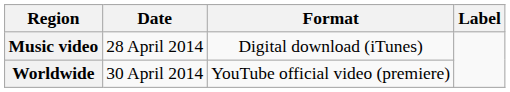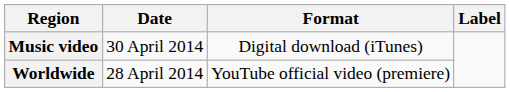(155, 45) 28 April 2014 -> (155, 45) 30 April 2014
(155, 73) 30 April 2014 -> (155, 73) 28 April 2014
